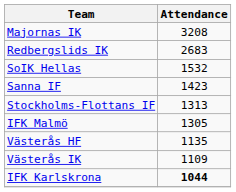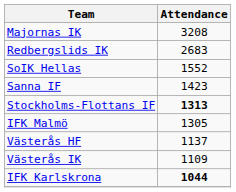(194, 68) 1532 -> (194, 68) 1552
(194, 105) normal -> (194, 105) bold
(194, 141) 1135 -> (194, 141) 1137
